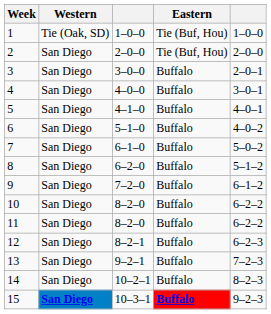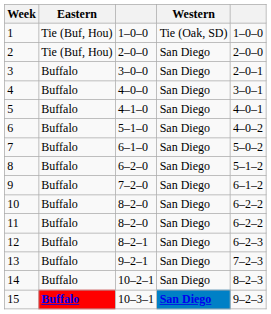columns swapped: (192, 14) <-> (75, 14)
